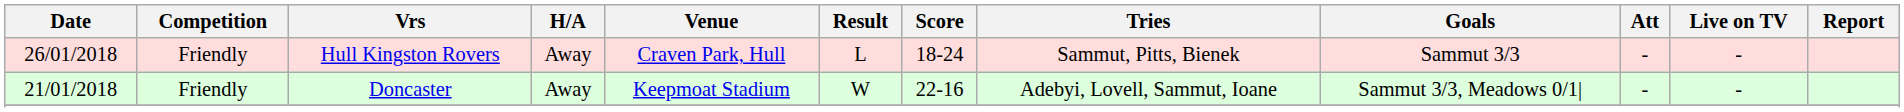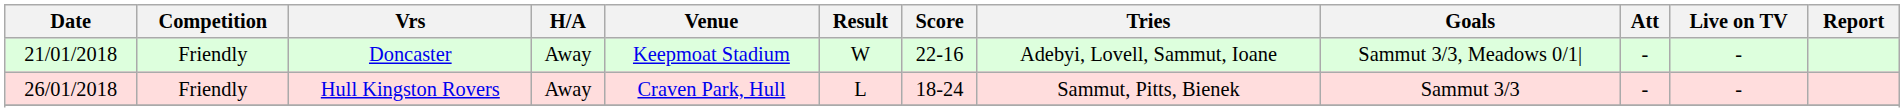rows swapped: (410, 88) <-> (410, 54)
